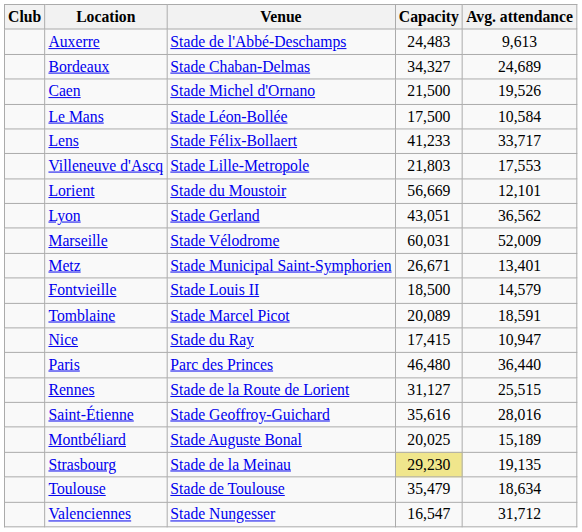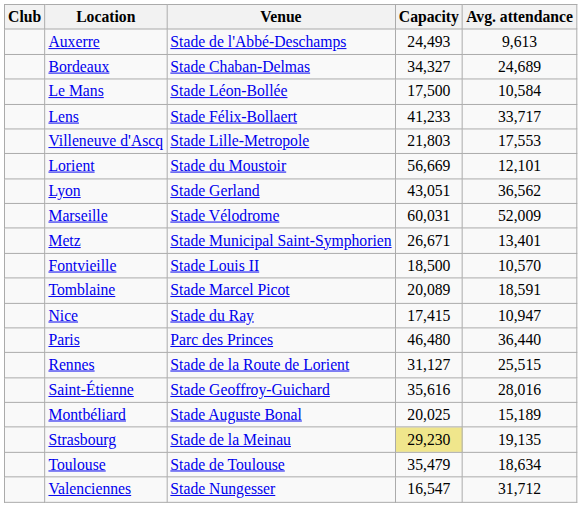(429, 41) 24,483 -> (429, 41) 24,493
- row: (65, 91)
(520, 290) 14,579 -> (520, 265) 10,570
